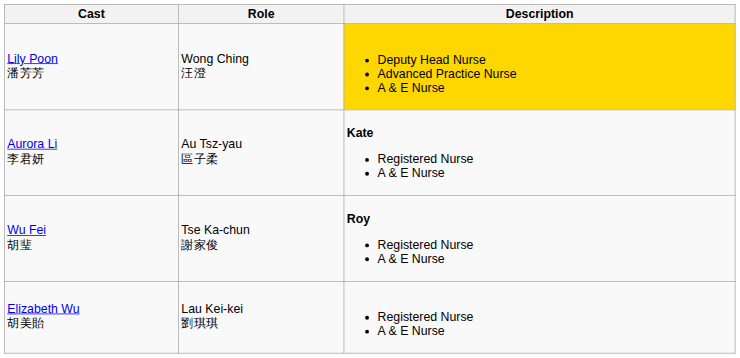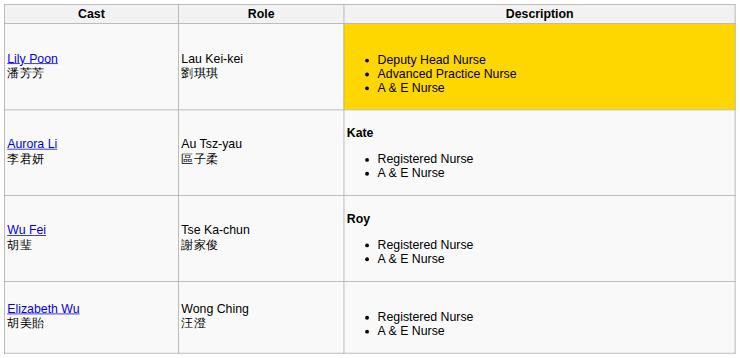(215, 66) Wong Ching 汪澄 -> (212, 66) Lau Kei-kei 劉琪琪
(212, 316) Lau Kei-kei 劉琪琪 -> (215, 316) Wong Ching 汪澄
